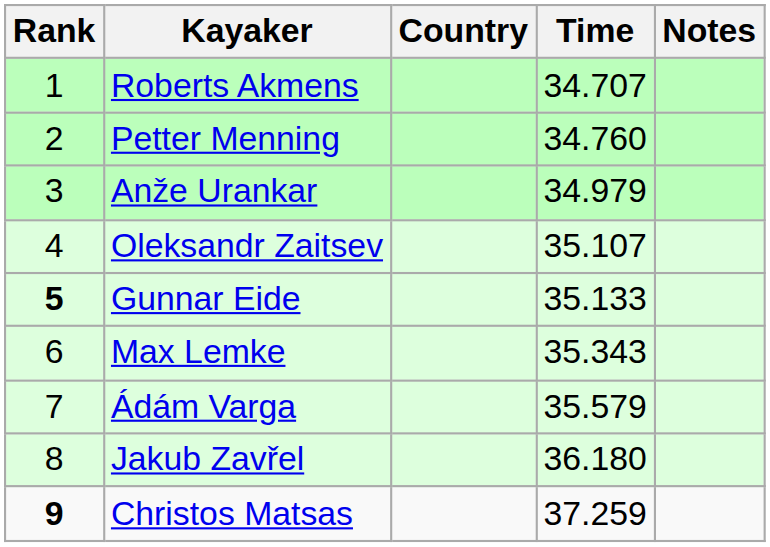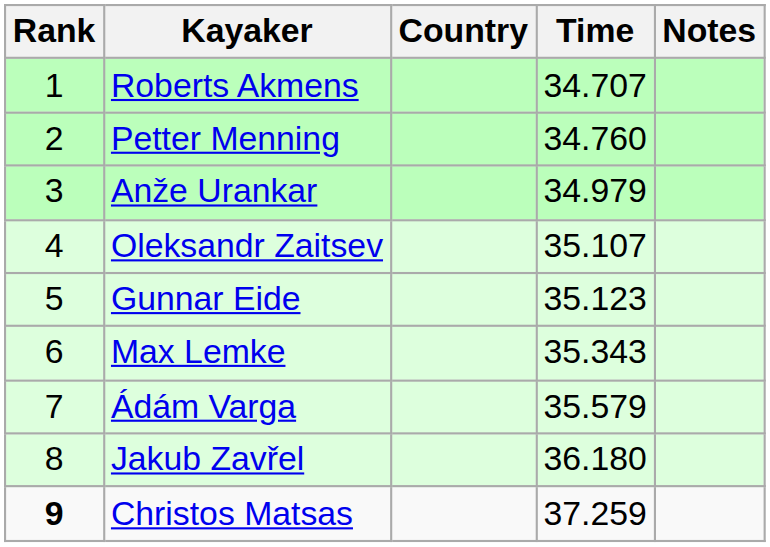(54, 298) bold -> (54, 298) normal
(595, 298) 35.133 -> (595, 298) 35.123
